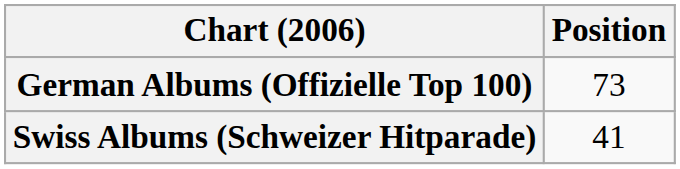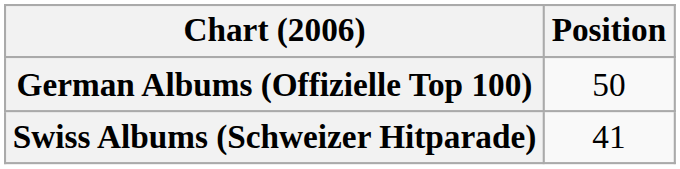(609, 83) 73 -> (609, 83) 50
